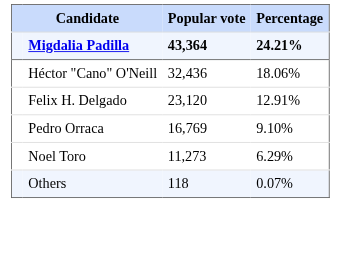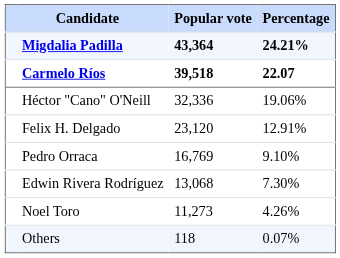+ row: (64, 73)
(187, 73) 32,436 -> (194, 101) 32,336
(278, 73) 18.06% -> (285, 101) 19.06%
+ row: (93, 183)
(275, 156) 6.29% -> (281, 211) 4.26%
